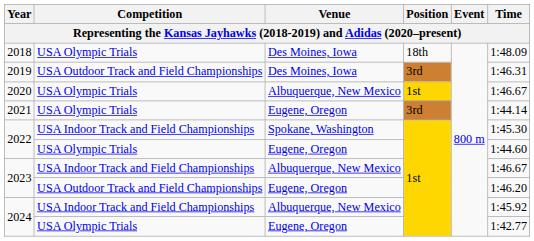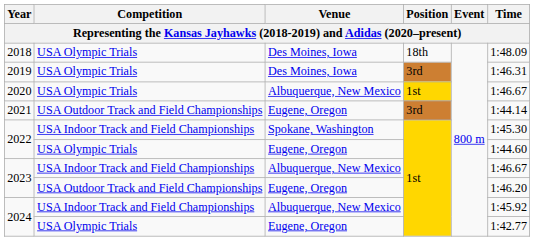(150, 71) USA Outdoor Track and Field Championships -> (87, 71) USA Olympic Trials
(87, 110) USA Olympic Trials -> (150, 110) USA Outdoor Track and Field Championships
